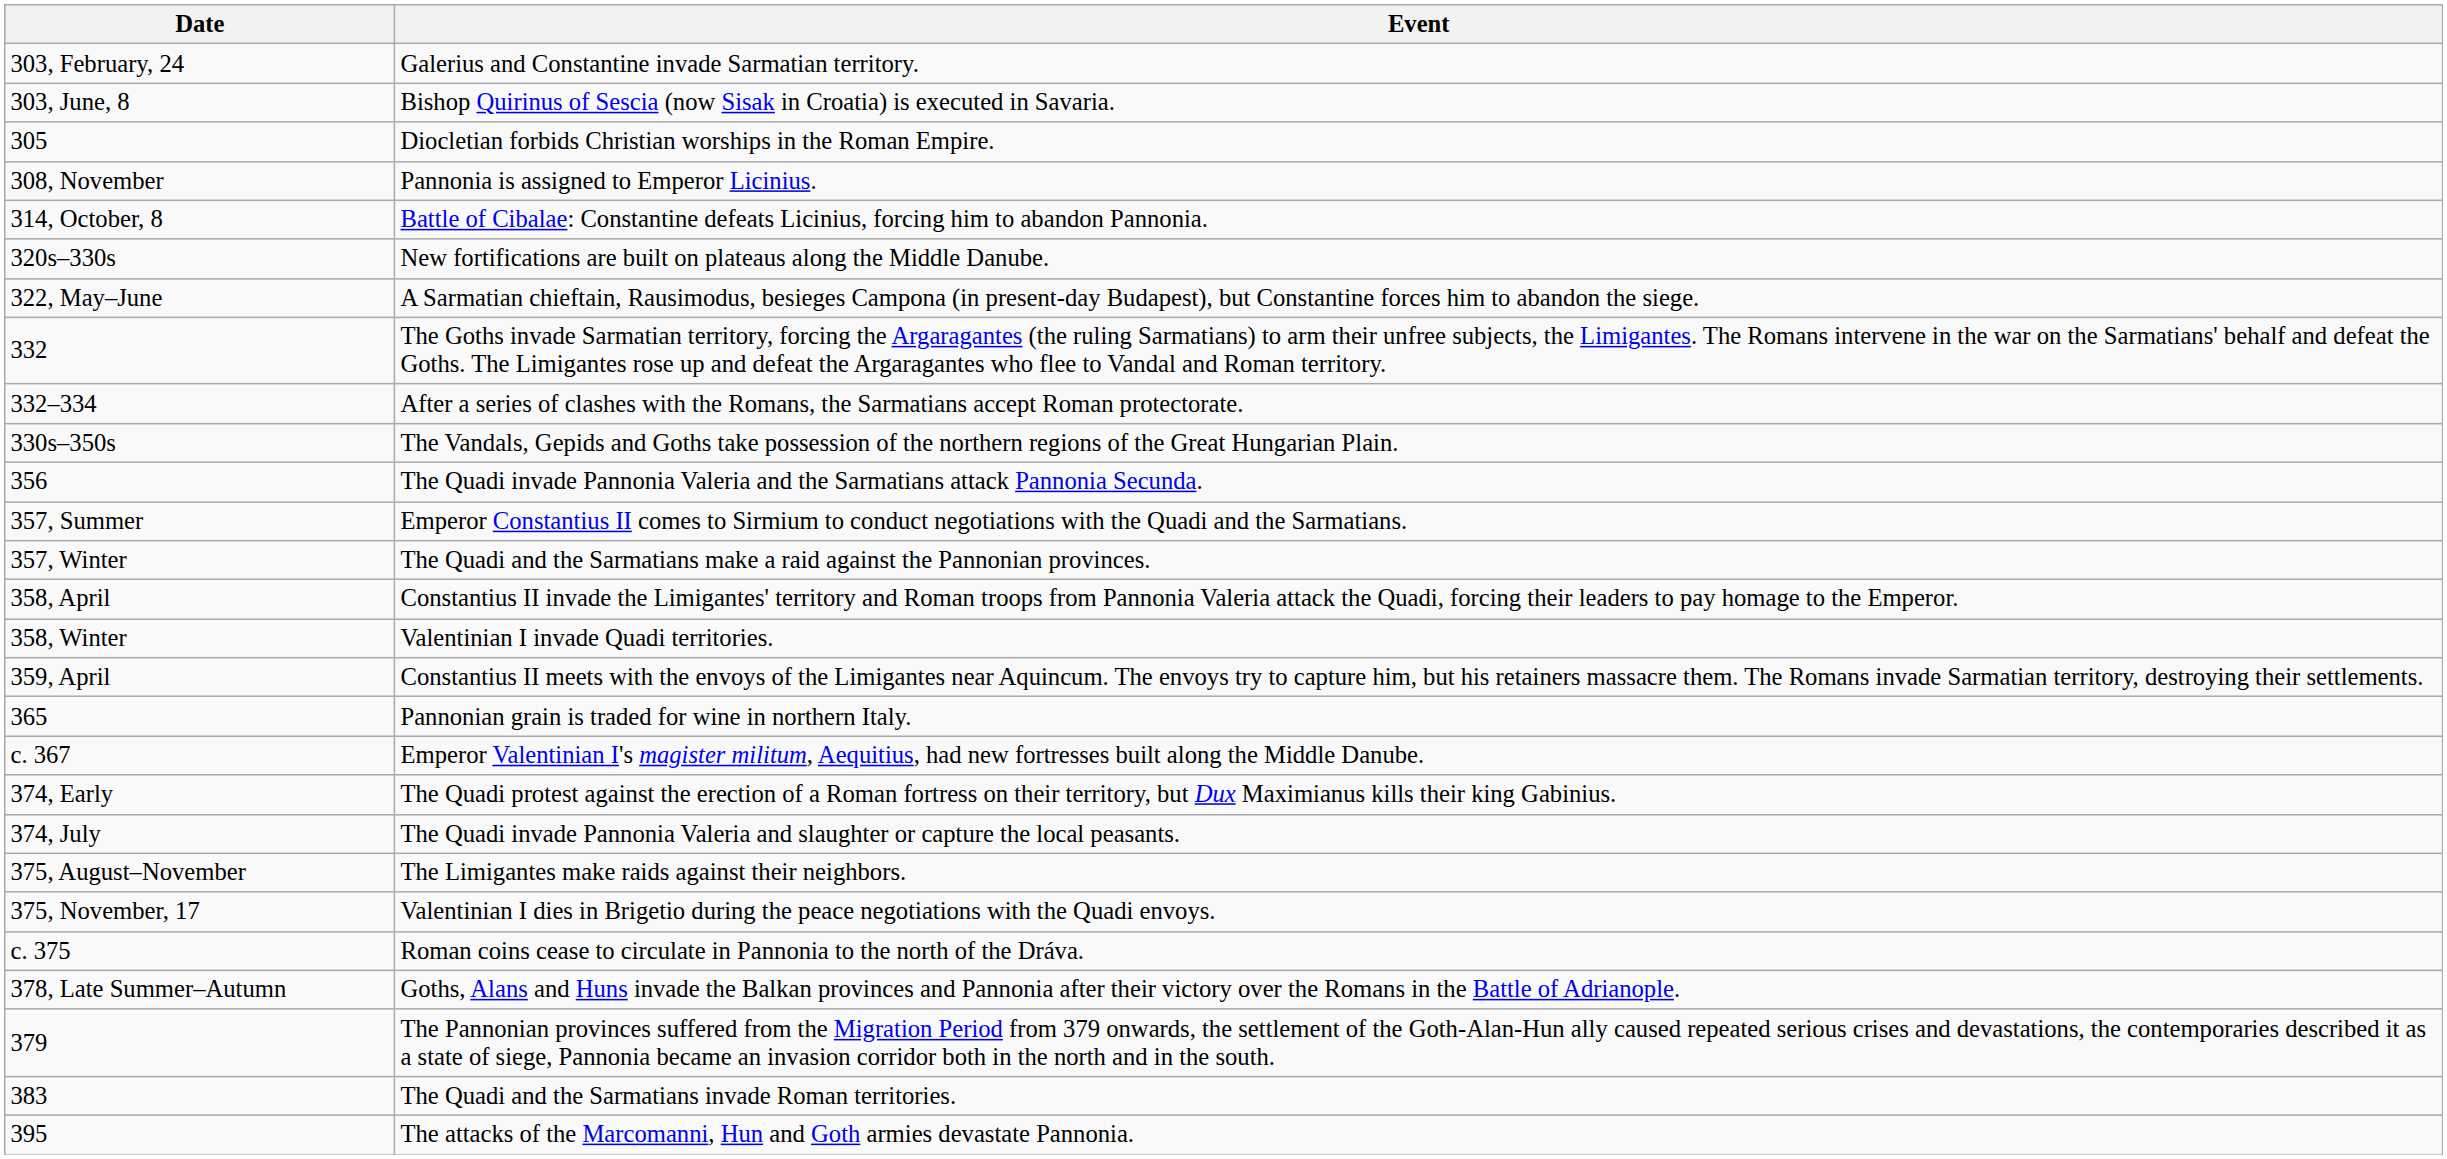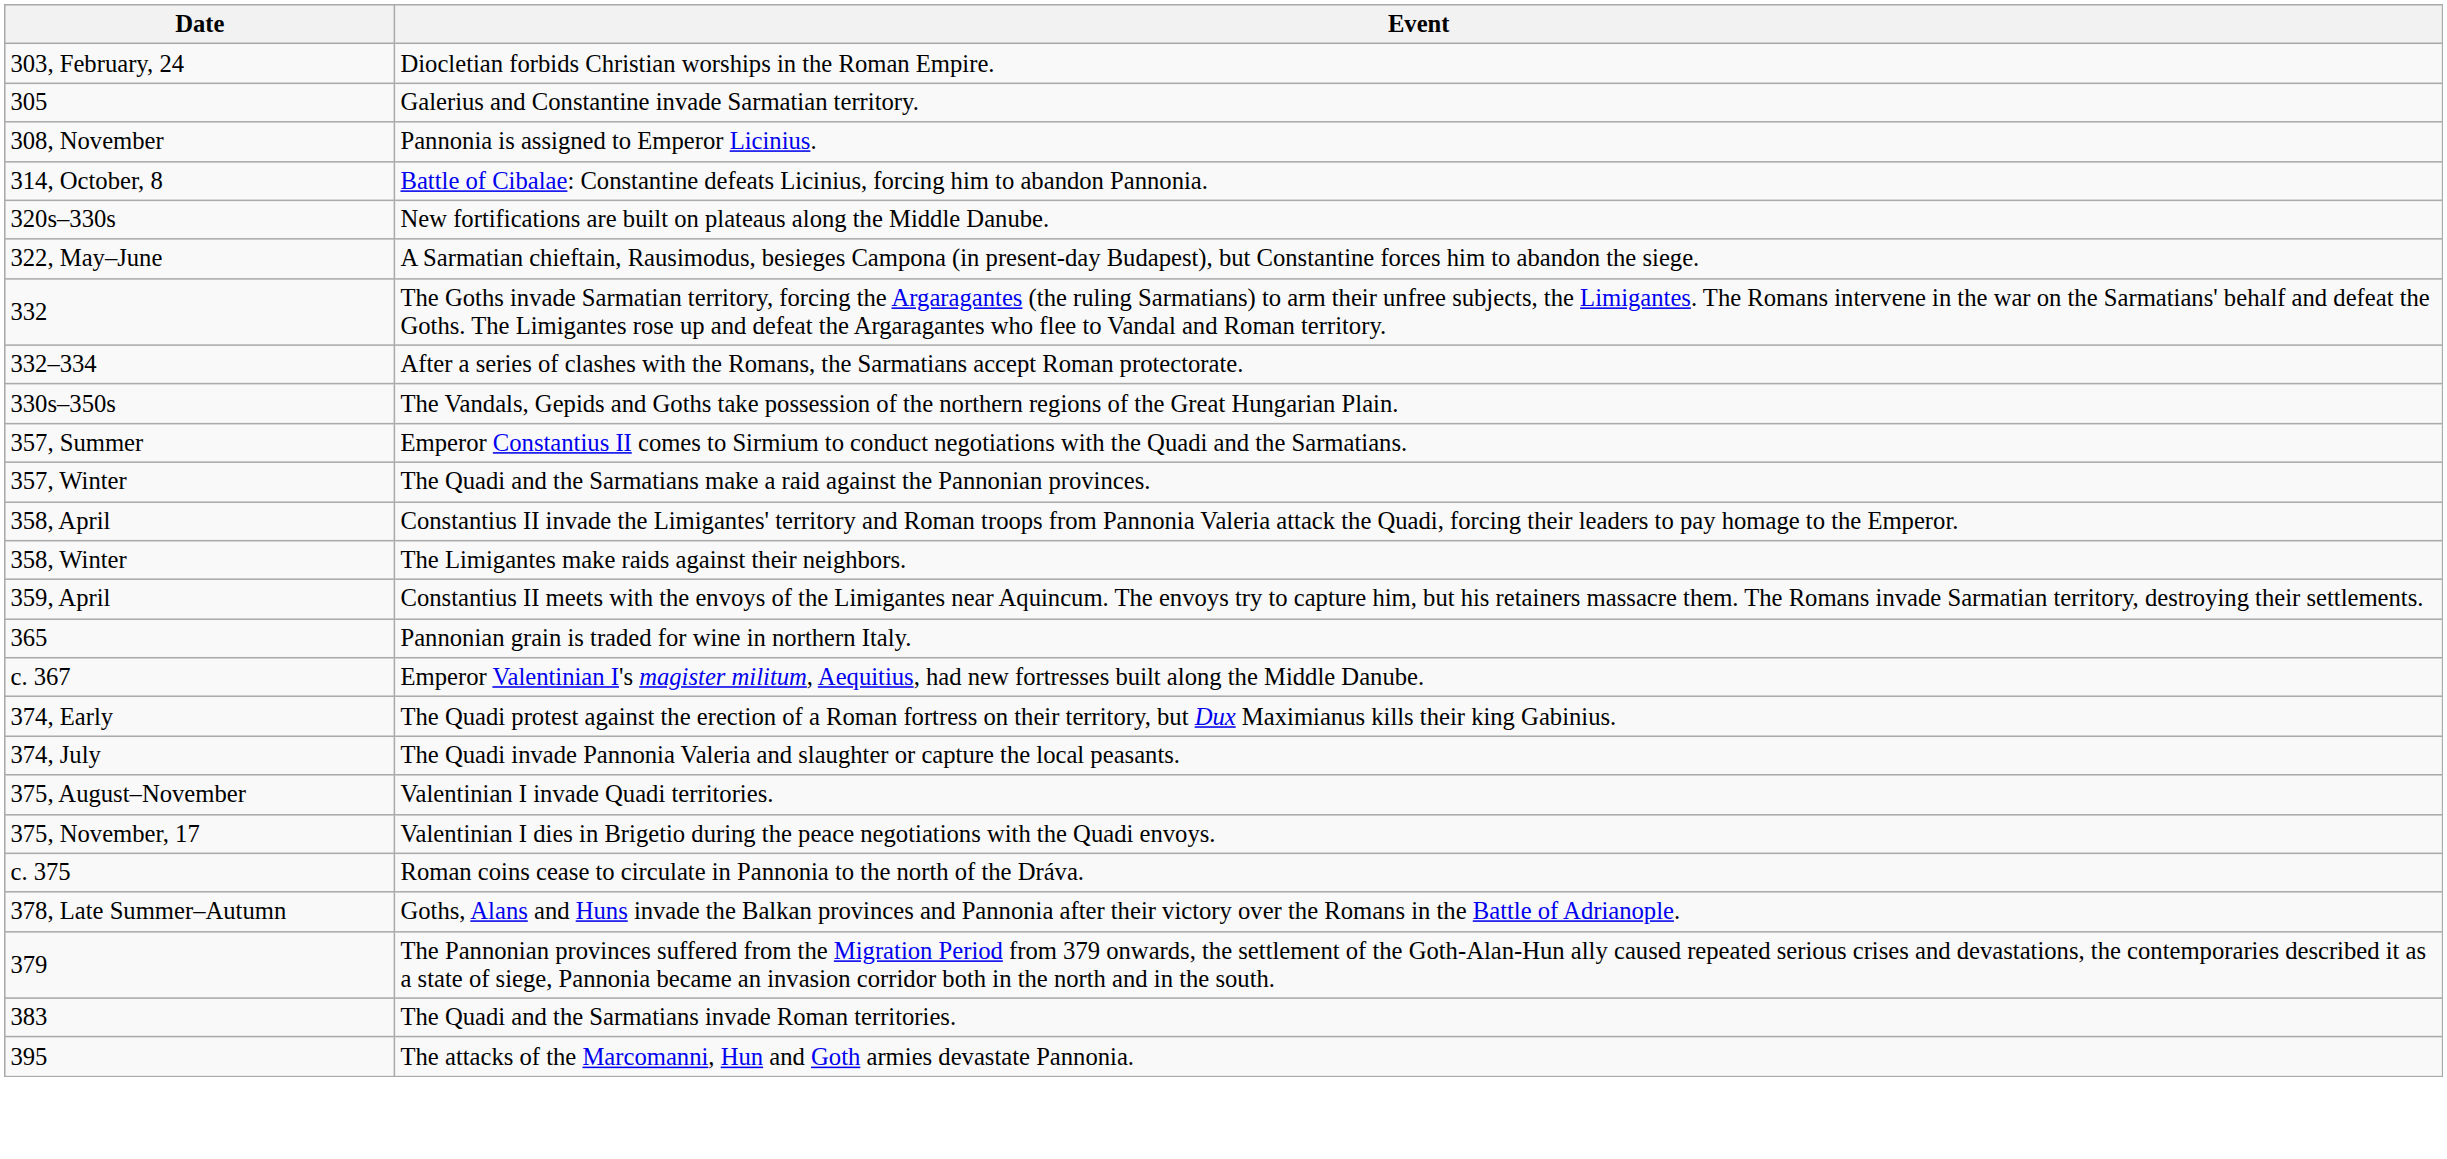(660, 63) Galerius and Constantine invade Sarmatian territory. -> (697, 63) Diocletian forbids Christian worships in the Roman Empire.
- row: (70, 102)
(697, 141) Diocletian forbids Christian worships in the Roman Empire. -> (660, 102) Galerius and Constantine invade Sarmatian territory.
- row: (29, 481)
(587, 637) Valentinian I invade Quadi territories. -> (653, 559) The Limigantes make raids against their neighbors.
(653, 872) The Limigantes make raids against their neighbors. -> (587, 794) Valentinian I invade Quadi territories.
